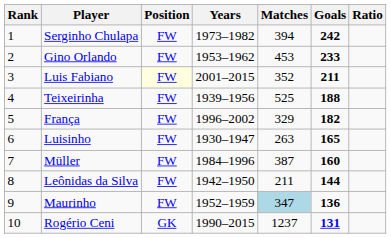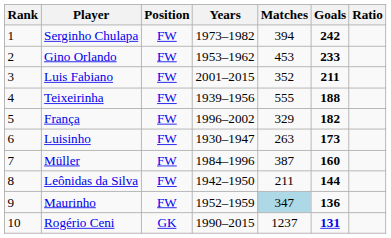(167, 77) lightyellow background -> (167, 77) no background
(284, 98) 525 -> (284, 98) 555
(330, 139) 165 -> (330, 139) 173
